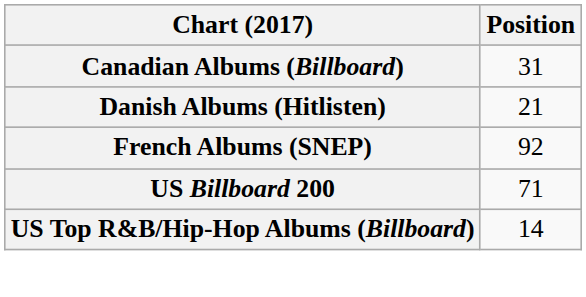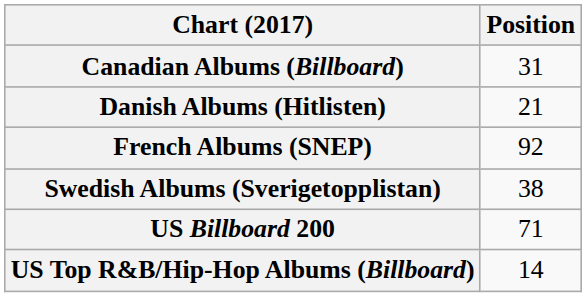+ row: (243, 188)
